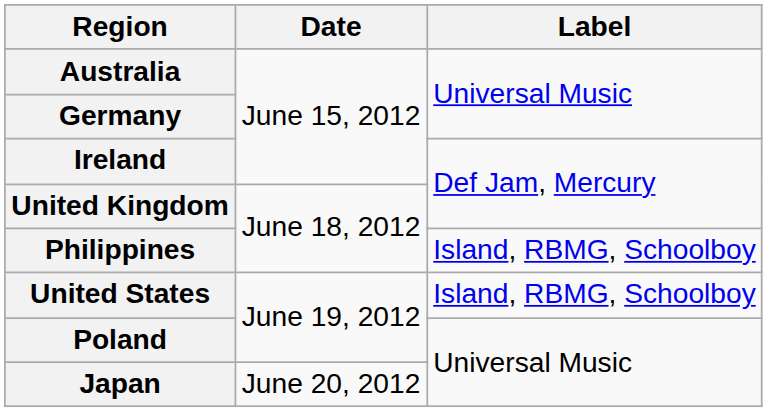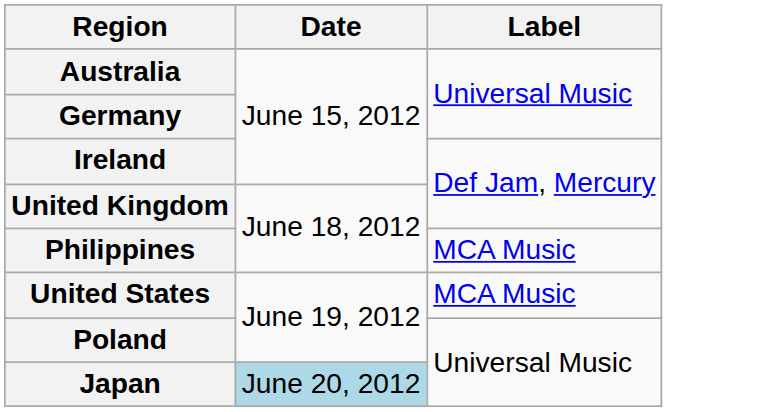(594, 250) Island, RBMG, Schoolboy -> (504, 250) MCA Music
(594, 294) Island, RBMG, Schoolboy -> (504, 294) MCA Music
(331, 384) no background -> (331, 384) lightblue background
